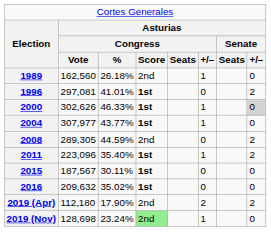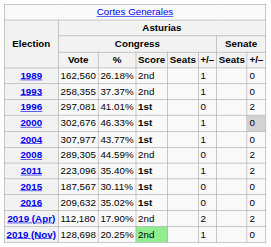+ row: (31, 91)
(78, 107) 302,626 -> (78, 123) 302,676
(117, 218) 23.24% -> (117, 234) 20.25%
